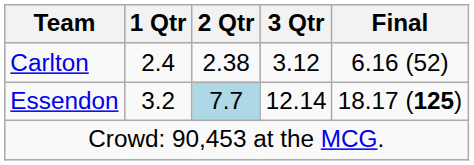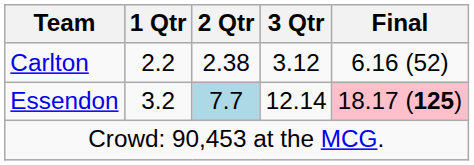(158, 62) 2.4 -> (158, 62) 2.2
(400, 100) no background -> (400, 100) pink background
